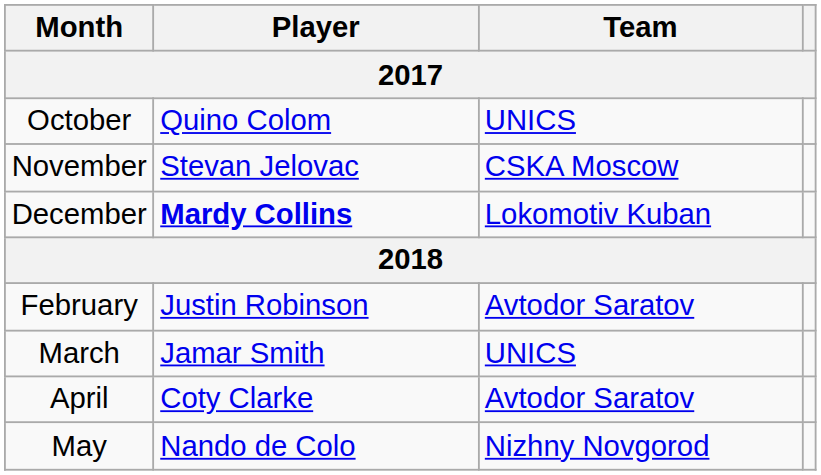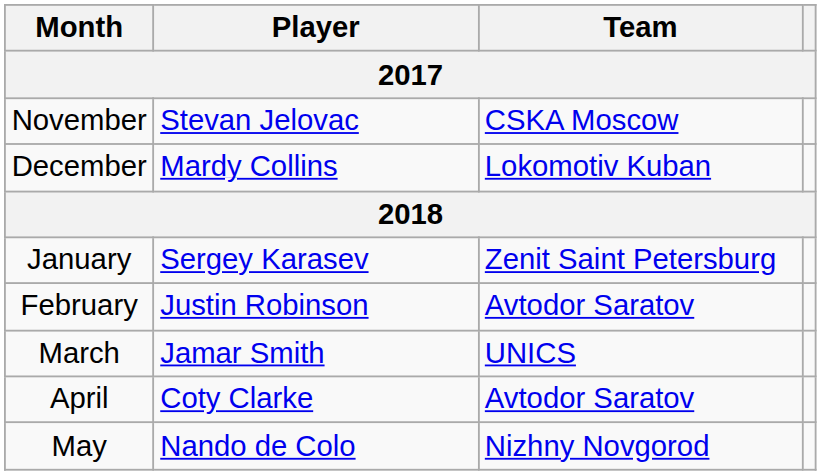- row: (79, 120)
(256, 213) bold -> (249, 167) normal
+ row: (79, 259)
